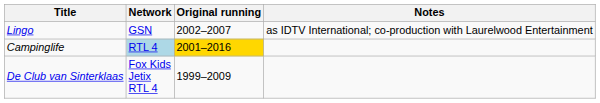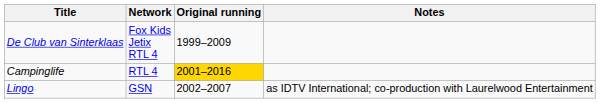rows swapped: (65, 77) <-> (20, 30)
(143, 47) lightblue background -> (143, 72) no background
